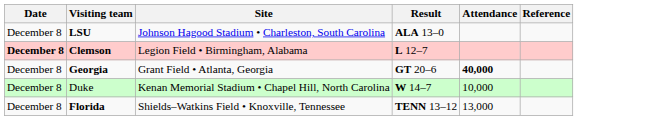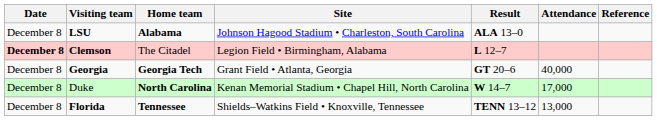+ column: (175, 13)
(478, 69) bold -> (557, 69) normal
(478, 88) 10,000 -> (557, 88) 17,000
